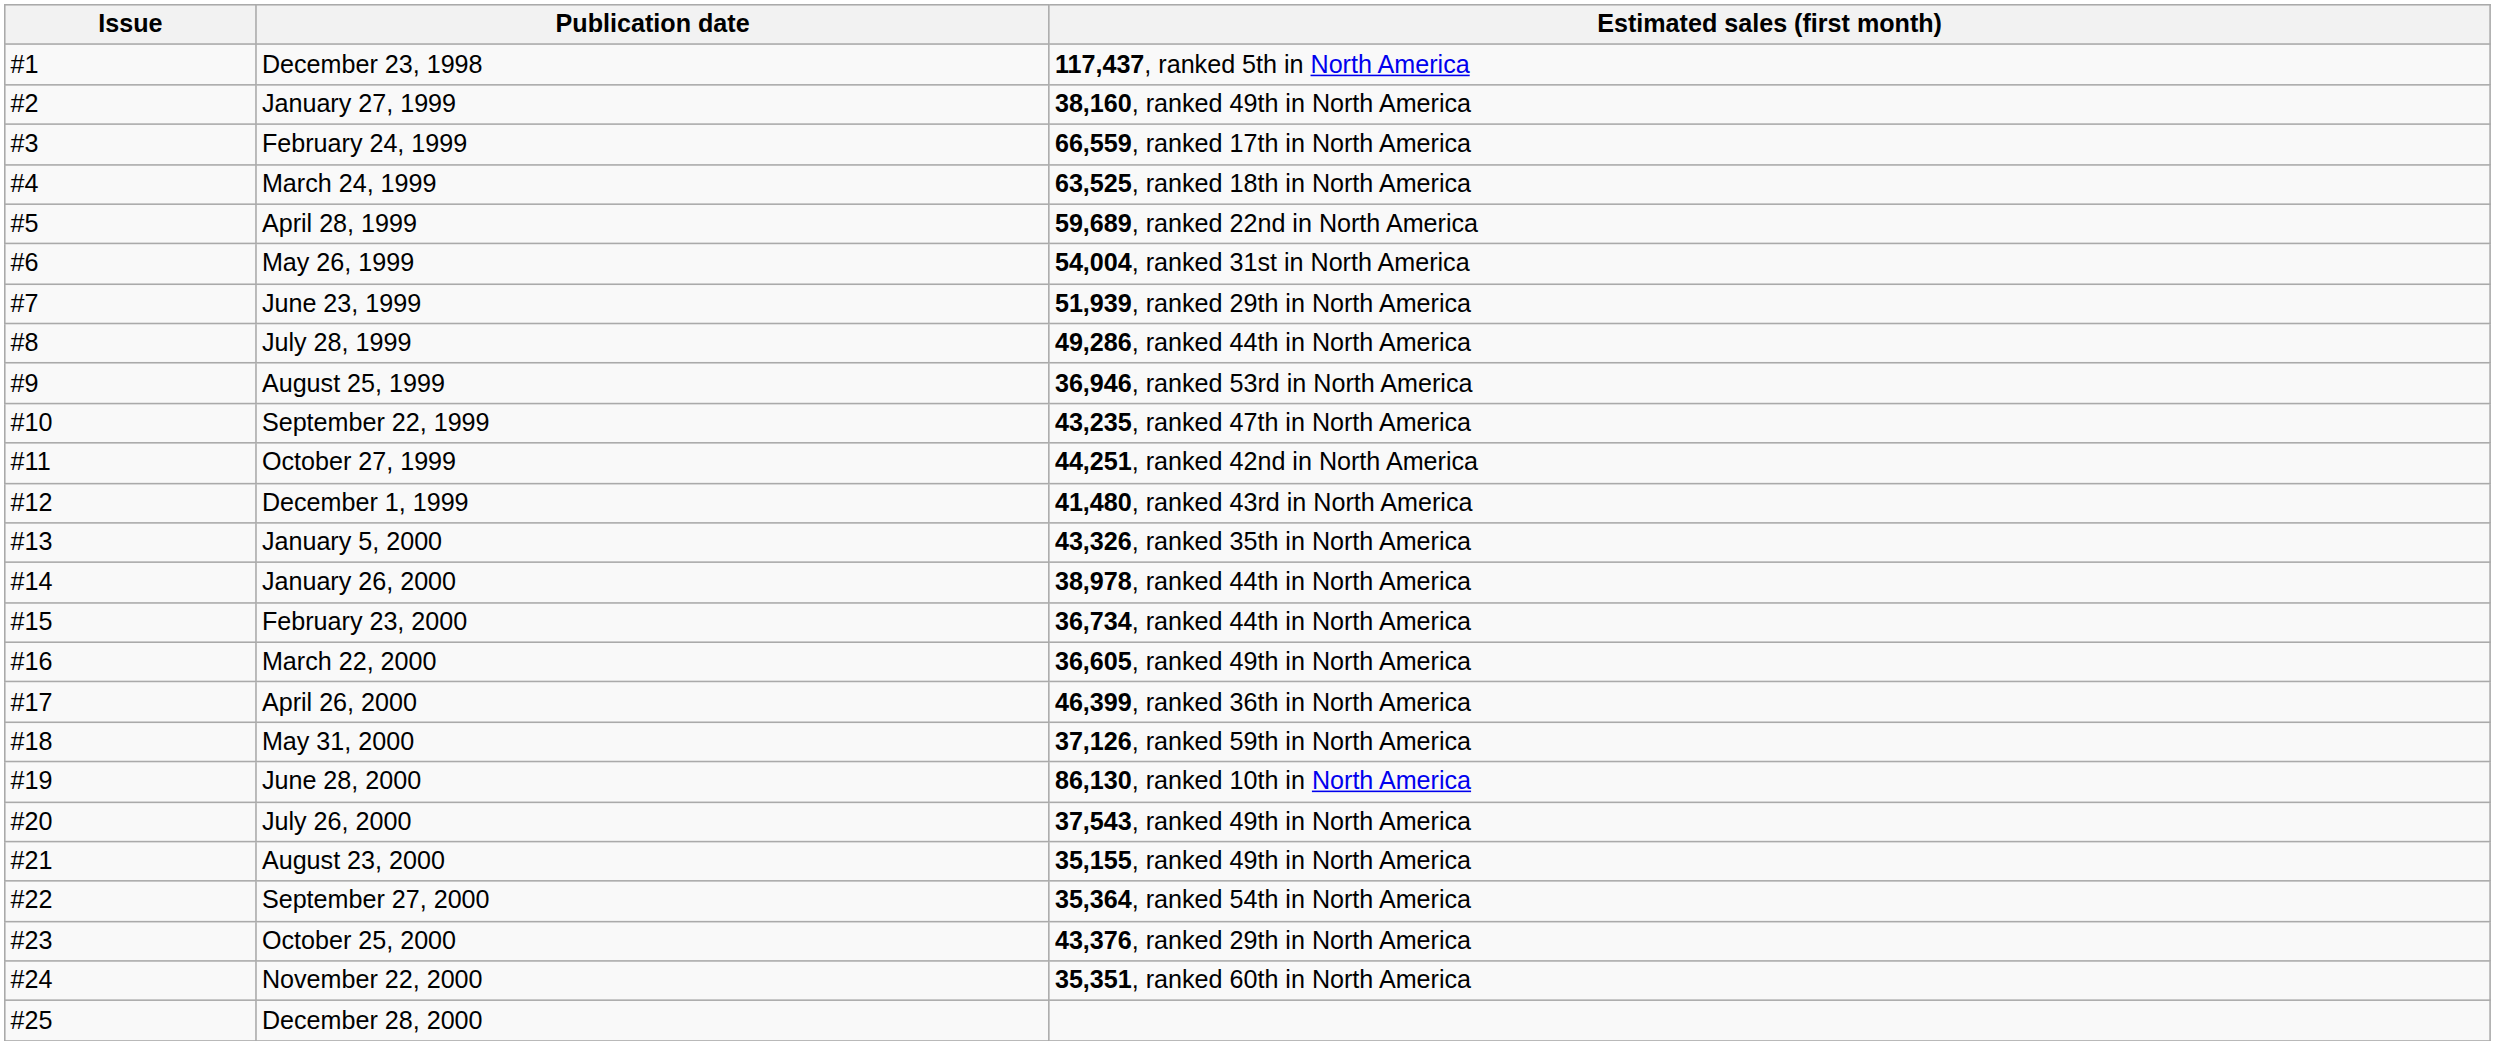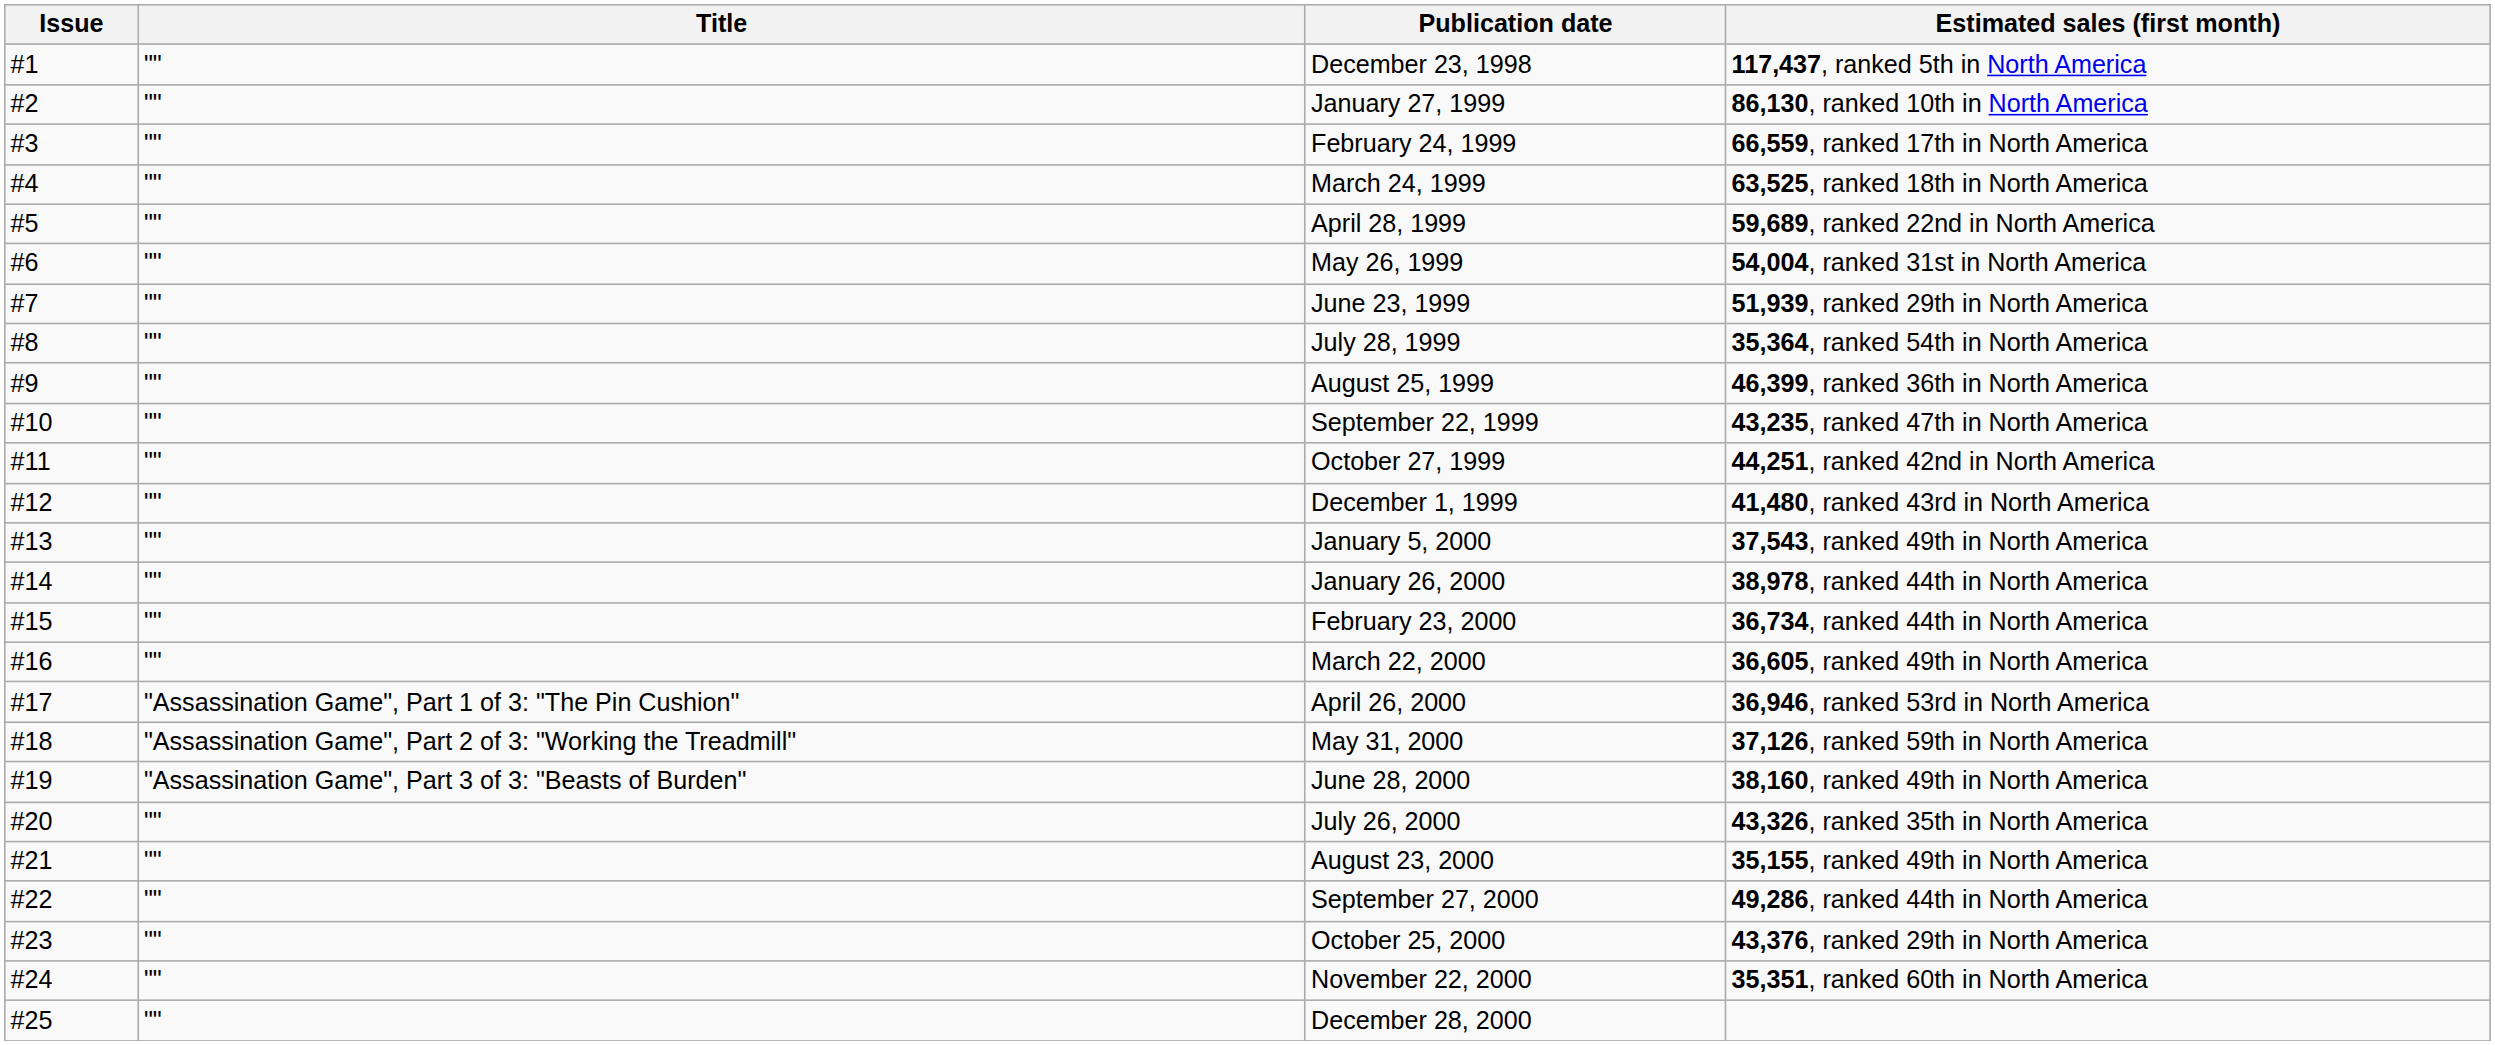+ column: (722, 24)
(1263, 104) 38,160, ranked 49th in North America -> (1940, 104) 86,130, ranked 10th in North America
(1263, 343) 49,286, ranked 44th in North America -> (1940, 343) 35,364, ranked 54th in North America
(1264, 382) 36,946, ranked 53rd in North America -> (1940, 382) 46,399, ranked 36th in North America
(1263, 542) 43,326, ranked 35th in North America -> (1940, 542) 37,543, ranked 49th in North America
(1263, 701) 46,399, ranked 36th in North America -> (1940, 701) 36,946, ranked 53rd in North America
(1263, 781) 86,130, ranked 10th in North America -> (1940, 781) 38,160, ranked 49th in North America
(1263, 821) 37,543, ranked 49th in North America -> (1940, 821) 43,326, ranked 35th in North America
(1263, 900) 35,364, ranked 54th in North America -> (1940, 900) 49,286, ranked 44th in North America
